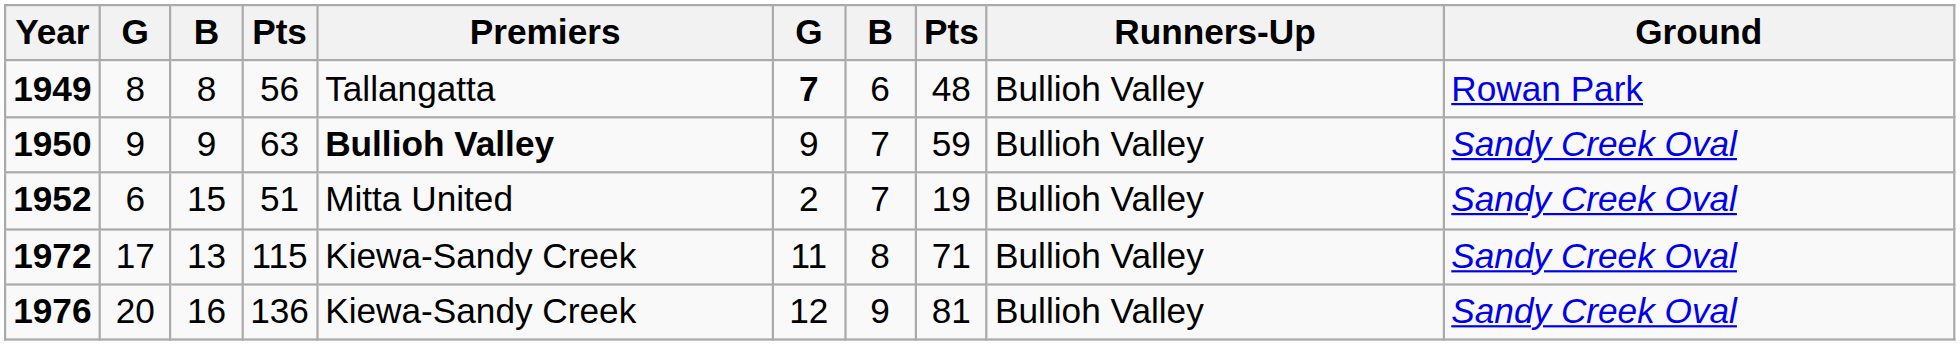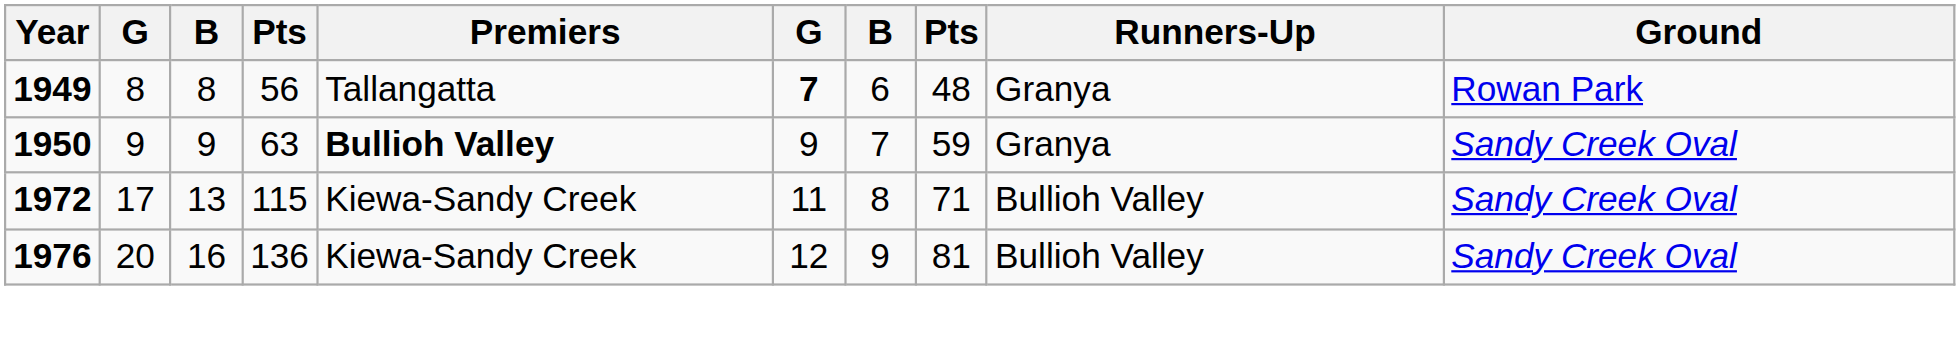(1099, 88) Bullioh Valley -> (1053, 88) Granya
(1099, 144) Bullioh Valley -> (1053, 144) Granya
- row: (52, 199)
